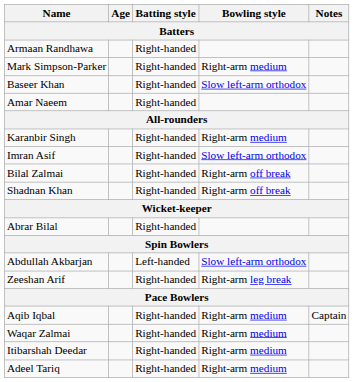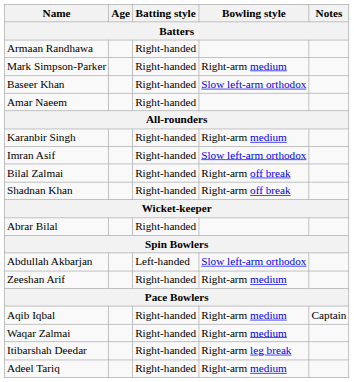(246, 279) Right-arm leg break -> (244, 279) Right-arm medium
(244, 350) Right-arm medium -> (246, 350) Right-arm leg break
